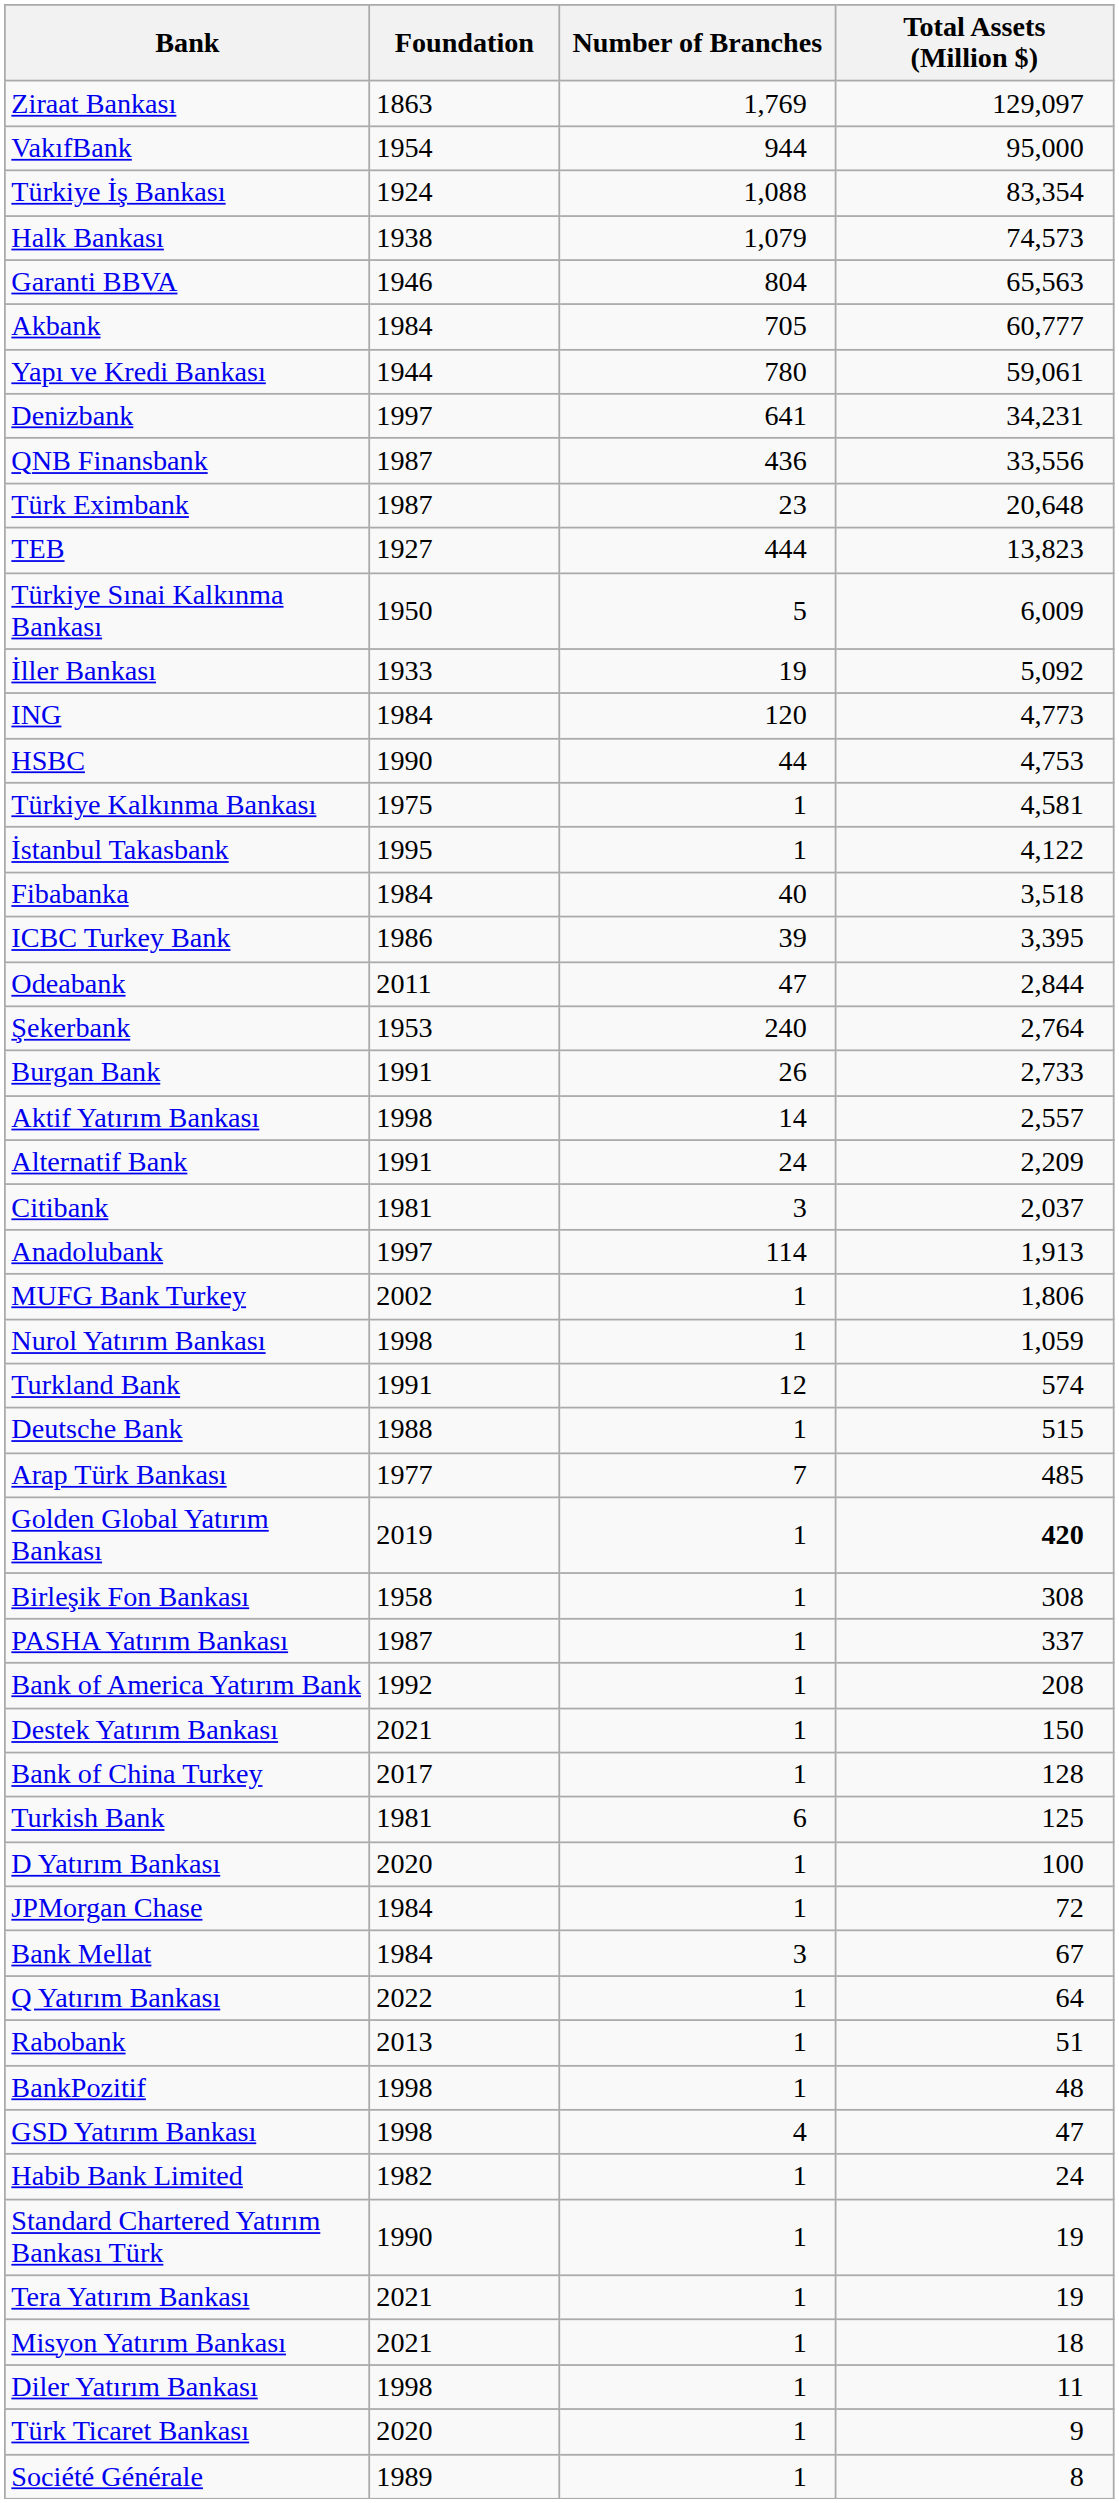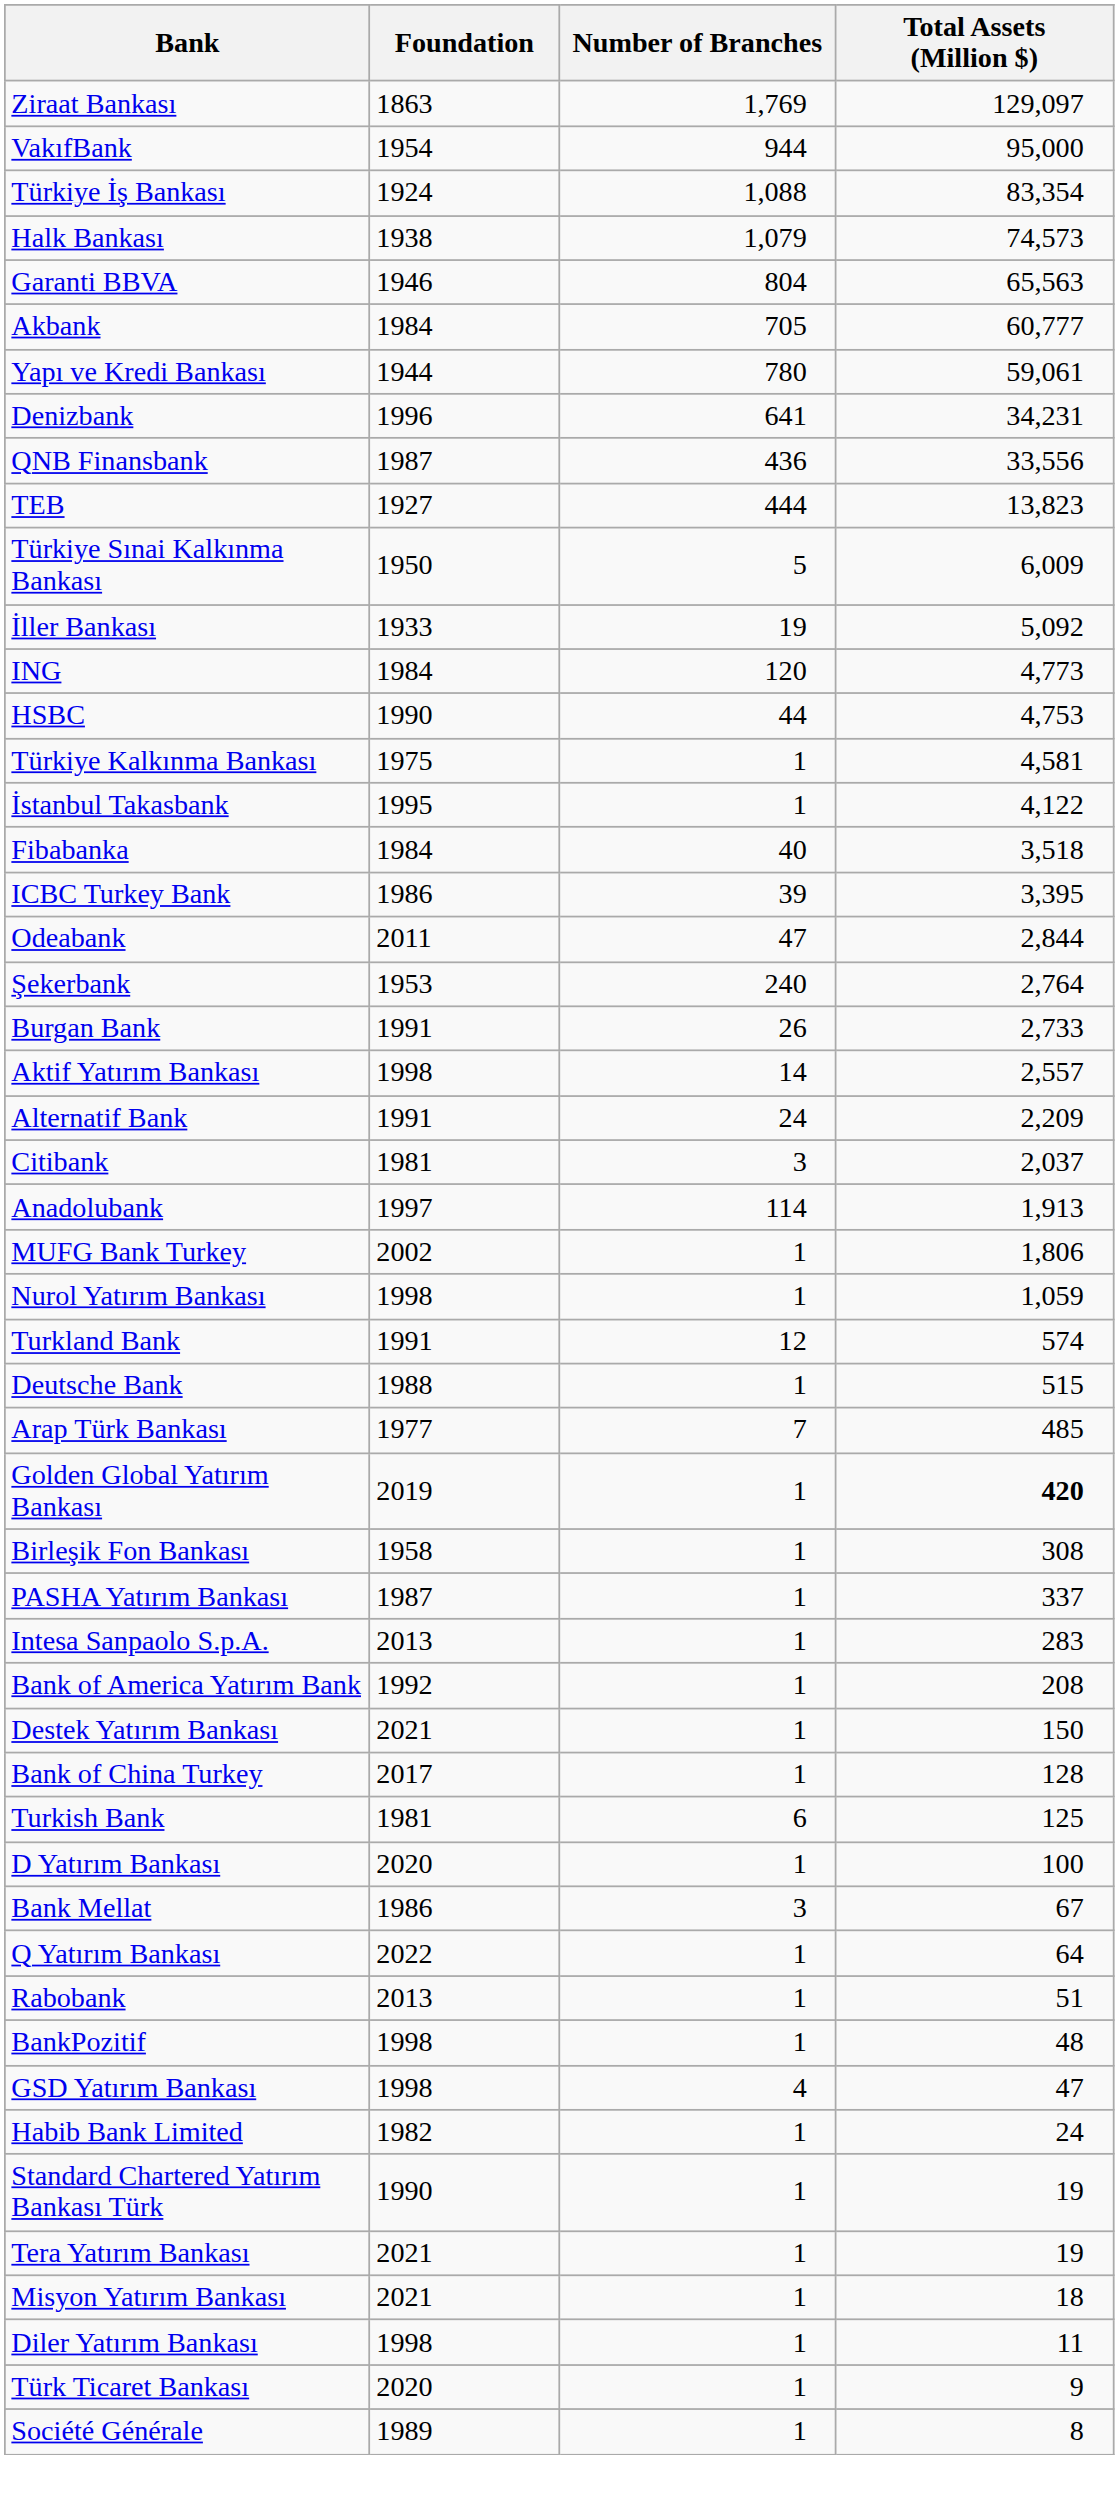(405, 415) 1997 -> (405, 415) 1996
- row: (100, 505)
+ row: (140, 1640)
- row: (107, 1908)
(405, 1952) 1984 -> (405, 1908) 1986
